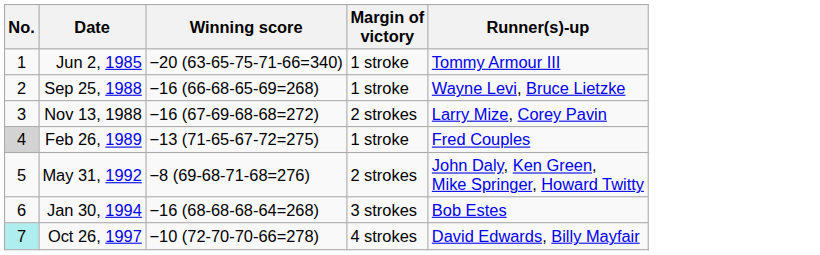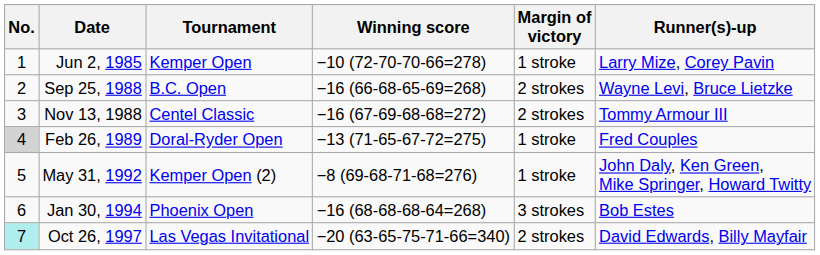+ column: (229, 27)
(246, 62) −20 (63-65-75-71-66=340) -> (401, 62) −10 (72-70-70-66=278)
(496, 62) Tommy Armour III -> (687, 62) Larry Mize, Corey Pavin
(380, 88) 1 stroke -> (551, 88) 2 strokes
(519, 114) Larry Mize, Corey Pavin -> (663, 114) Tommy Armour III
(384, 175) 2 strokes -> (547, 175) 1 stroke
(234, 236) −10 (72-70-70-66=278) -> (413, 236) −20 (63-65-75-71-66=340)
(384, 236) 4 strokes -> (551, 236) 2 strokes
